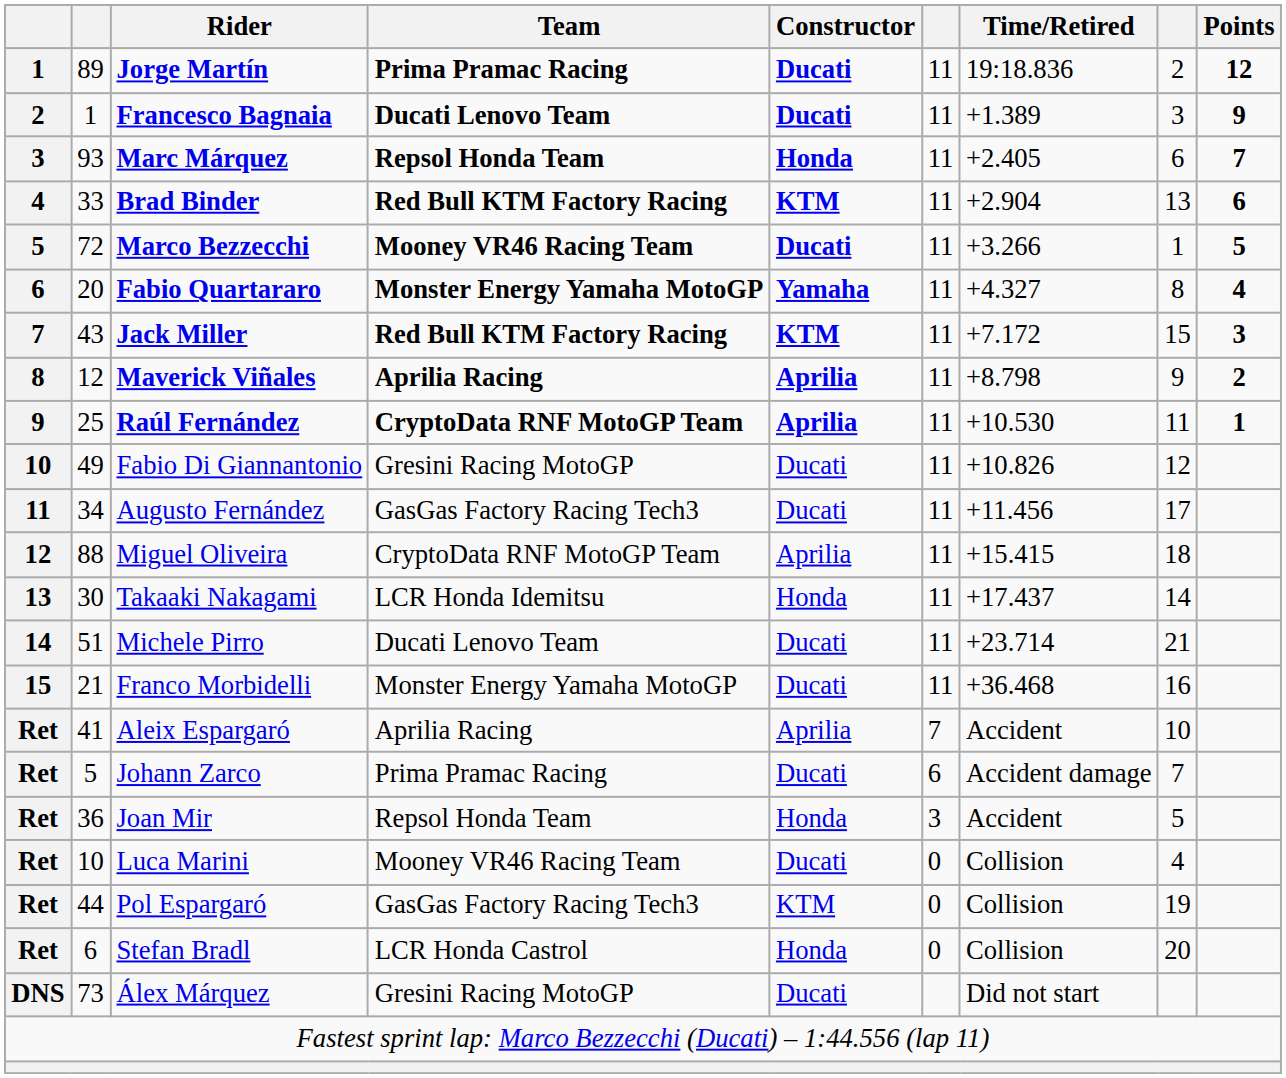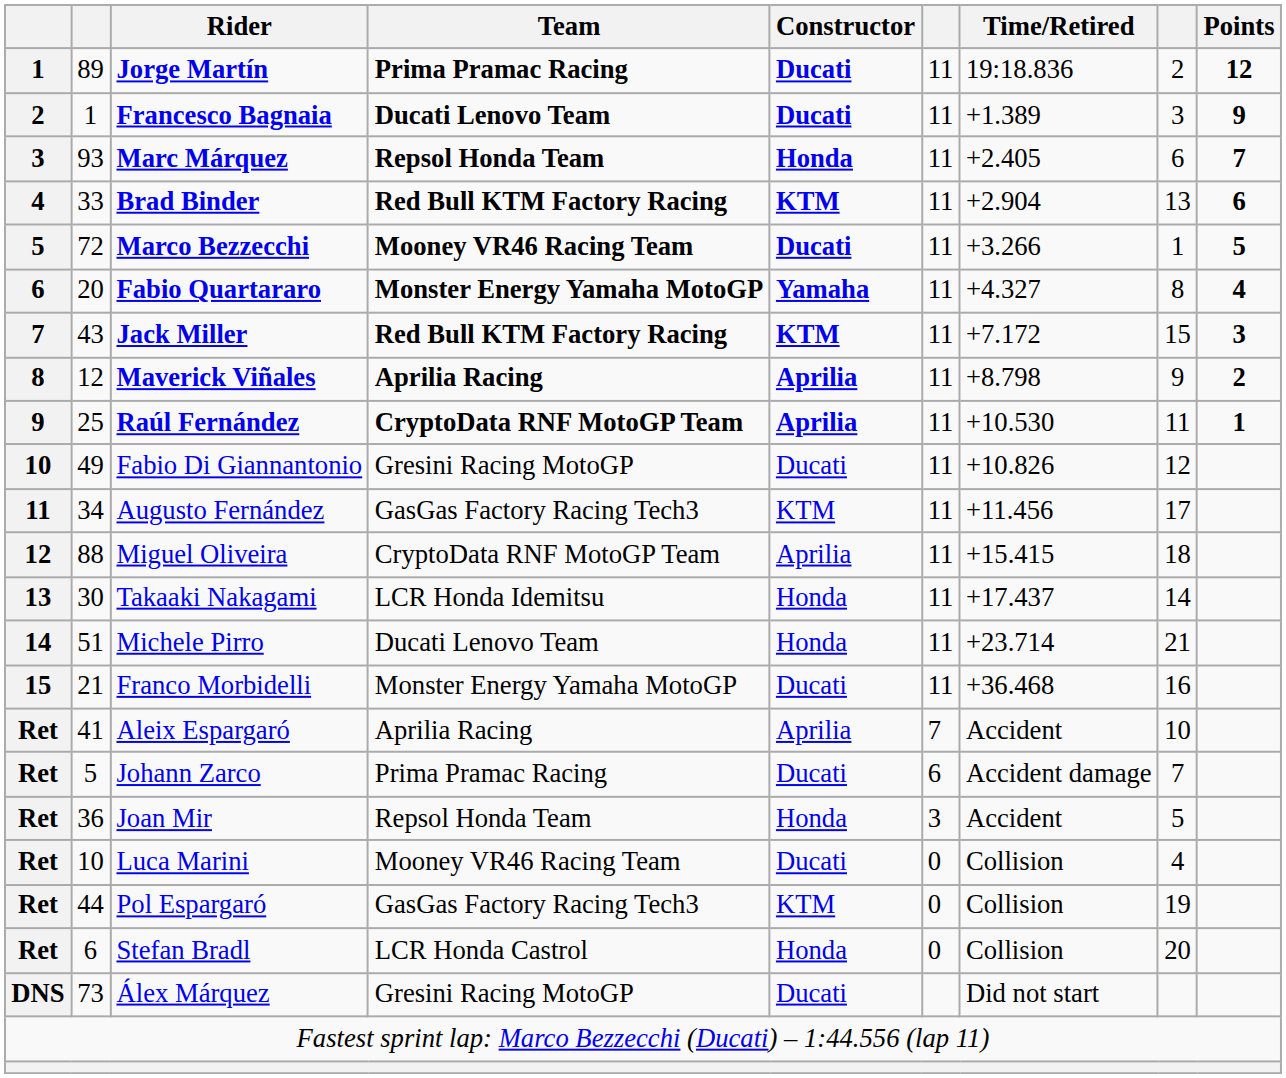(811, 509) Ducati -> (806, 509) KTM
(811, 641) Ducati -> (811, 641) Honda
